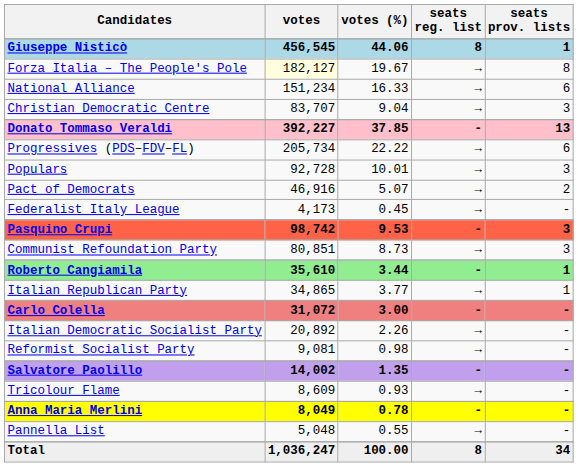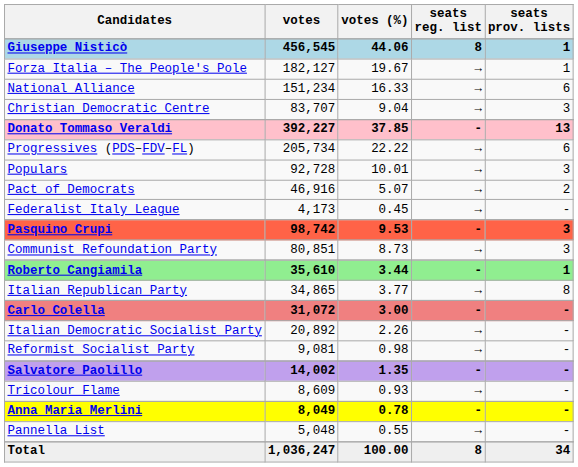(309, 69) lightyellow background -> (309, 69) no background
(566, 69) 8 -> (566, 69) 1
(566, 291) 1 -> (566, 291) 8
